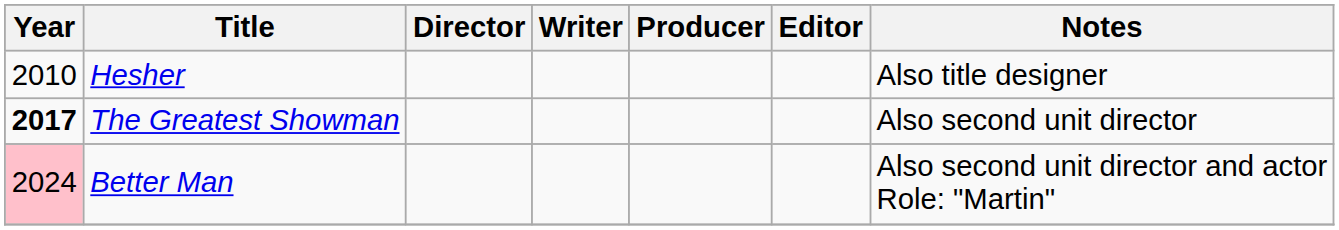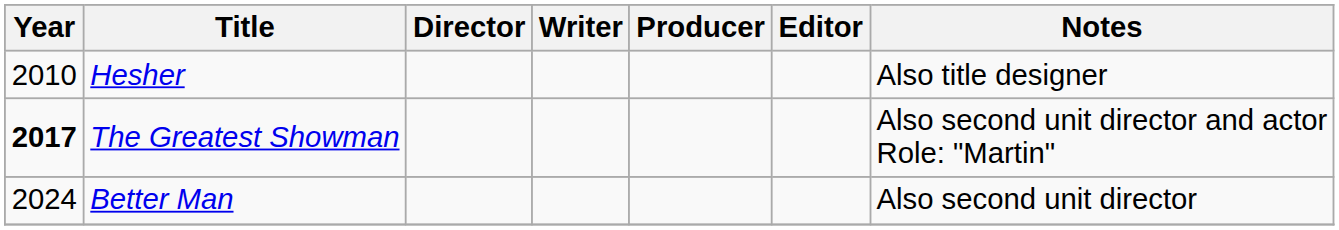(1037, 120) Also second unit director -> (1102, 137) Also second unit director and actor Role: "Martin"
(44, 183) pink background -> (44, 199) no background
(1102, 183) Also second unit director and actor Role: "Martin" -> (1037, 199) Also second unit director
